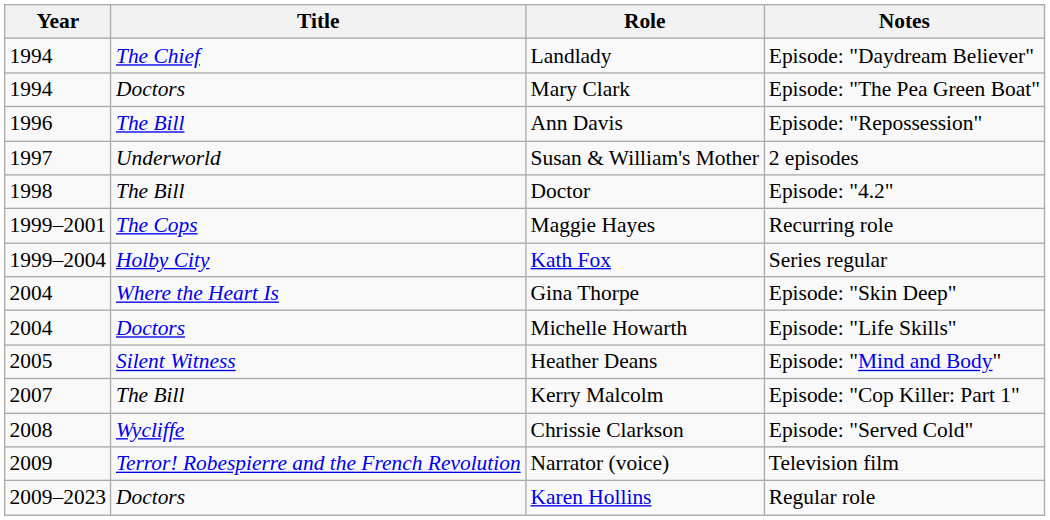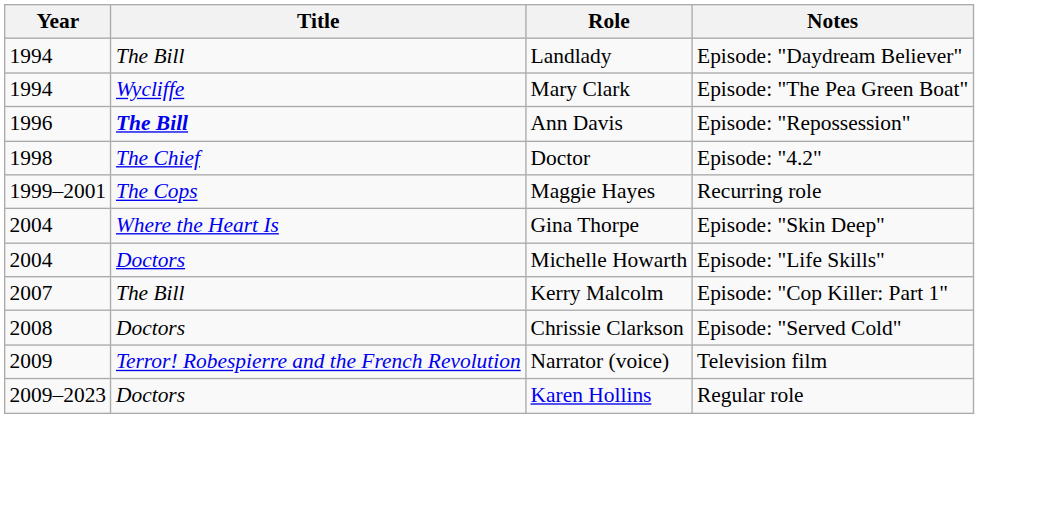(158, 55) The Chief -> (150, 55) The Bill
(151, 89) Doctors -> (150, 89) Wycliffe
(150, 123) normal -> (152, 123) bold
- row: (645, 157)
(150, 191) The Bill -> (158, 157) The Chief
- row: (571, 259)
- row: (594, 361)
(150, 429) Wycliffe -> (151, 327) Doctors
